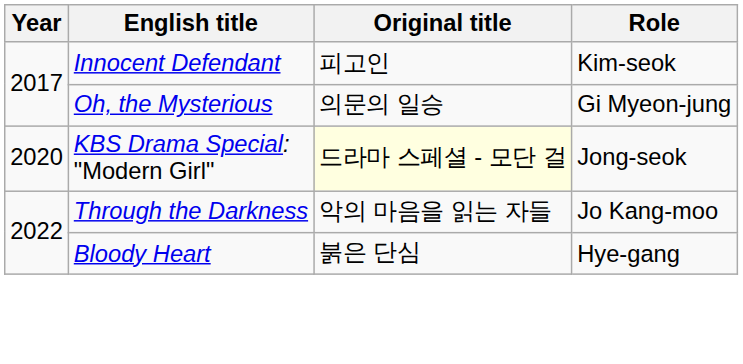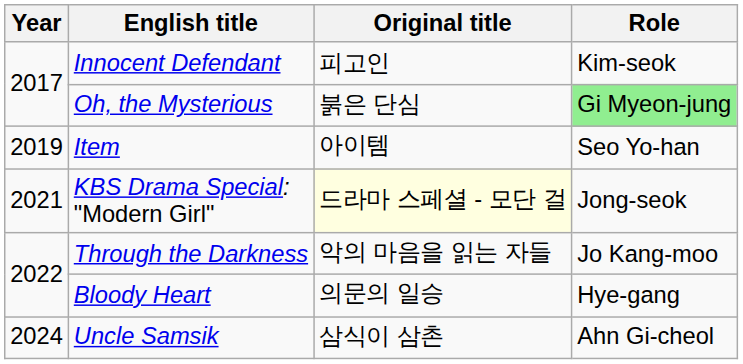(382, 104) 의문의 일승 -> (370, 104) 붉은 단심
(654, 105) no background -> (654, 105) lightgreen background
+ row: (97, 147)
(37, 158) 2020 -> (37, 200) 2021
(370, 252) 붉은 단심 -> (382, 294) 의문의 일승
+ row: (146, 337)
